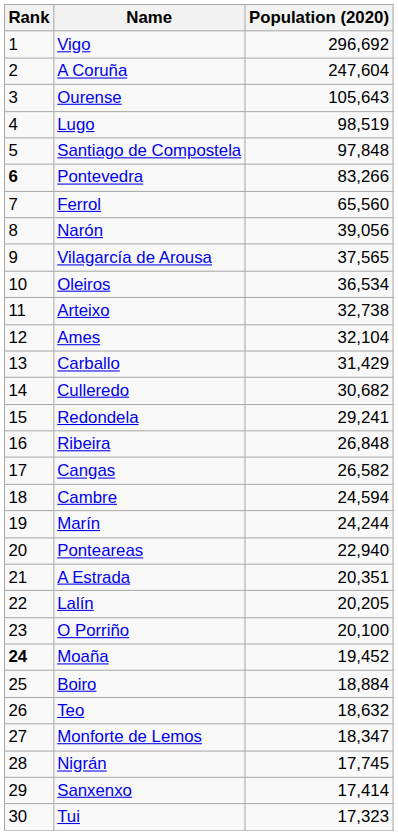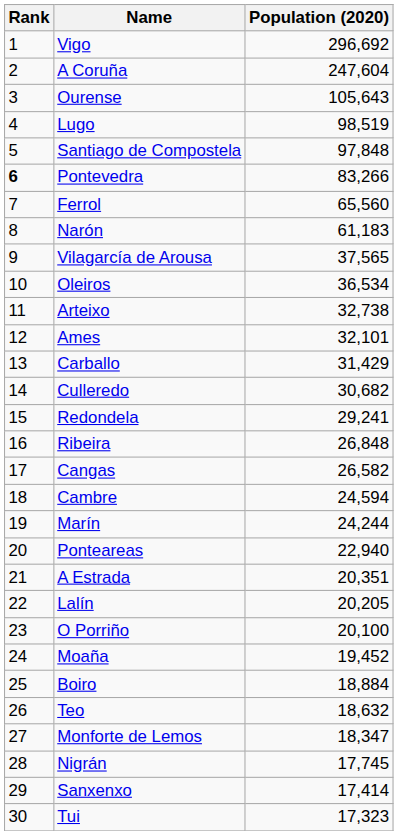(363, 230) 39,056 -> (363, 230) 61,183
(363, 337) 32,104 -> (363, 337) 32,101
(18, 657) bold -> (18, 657) normal
